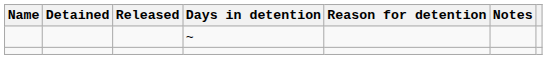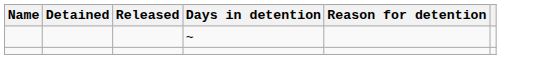- column: (513, 15)
